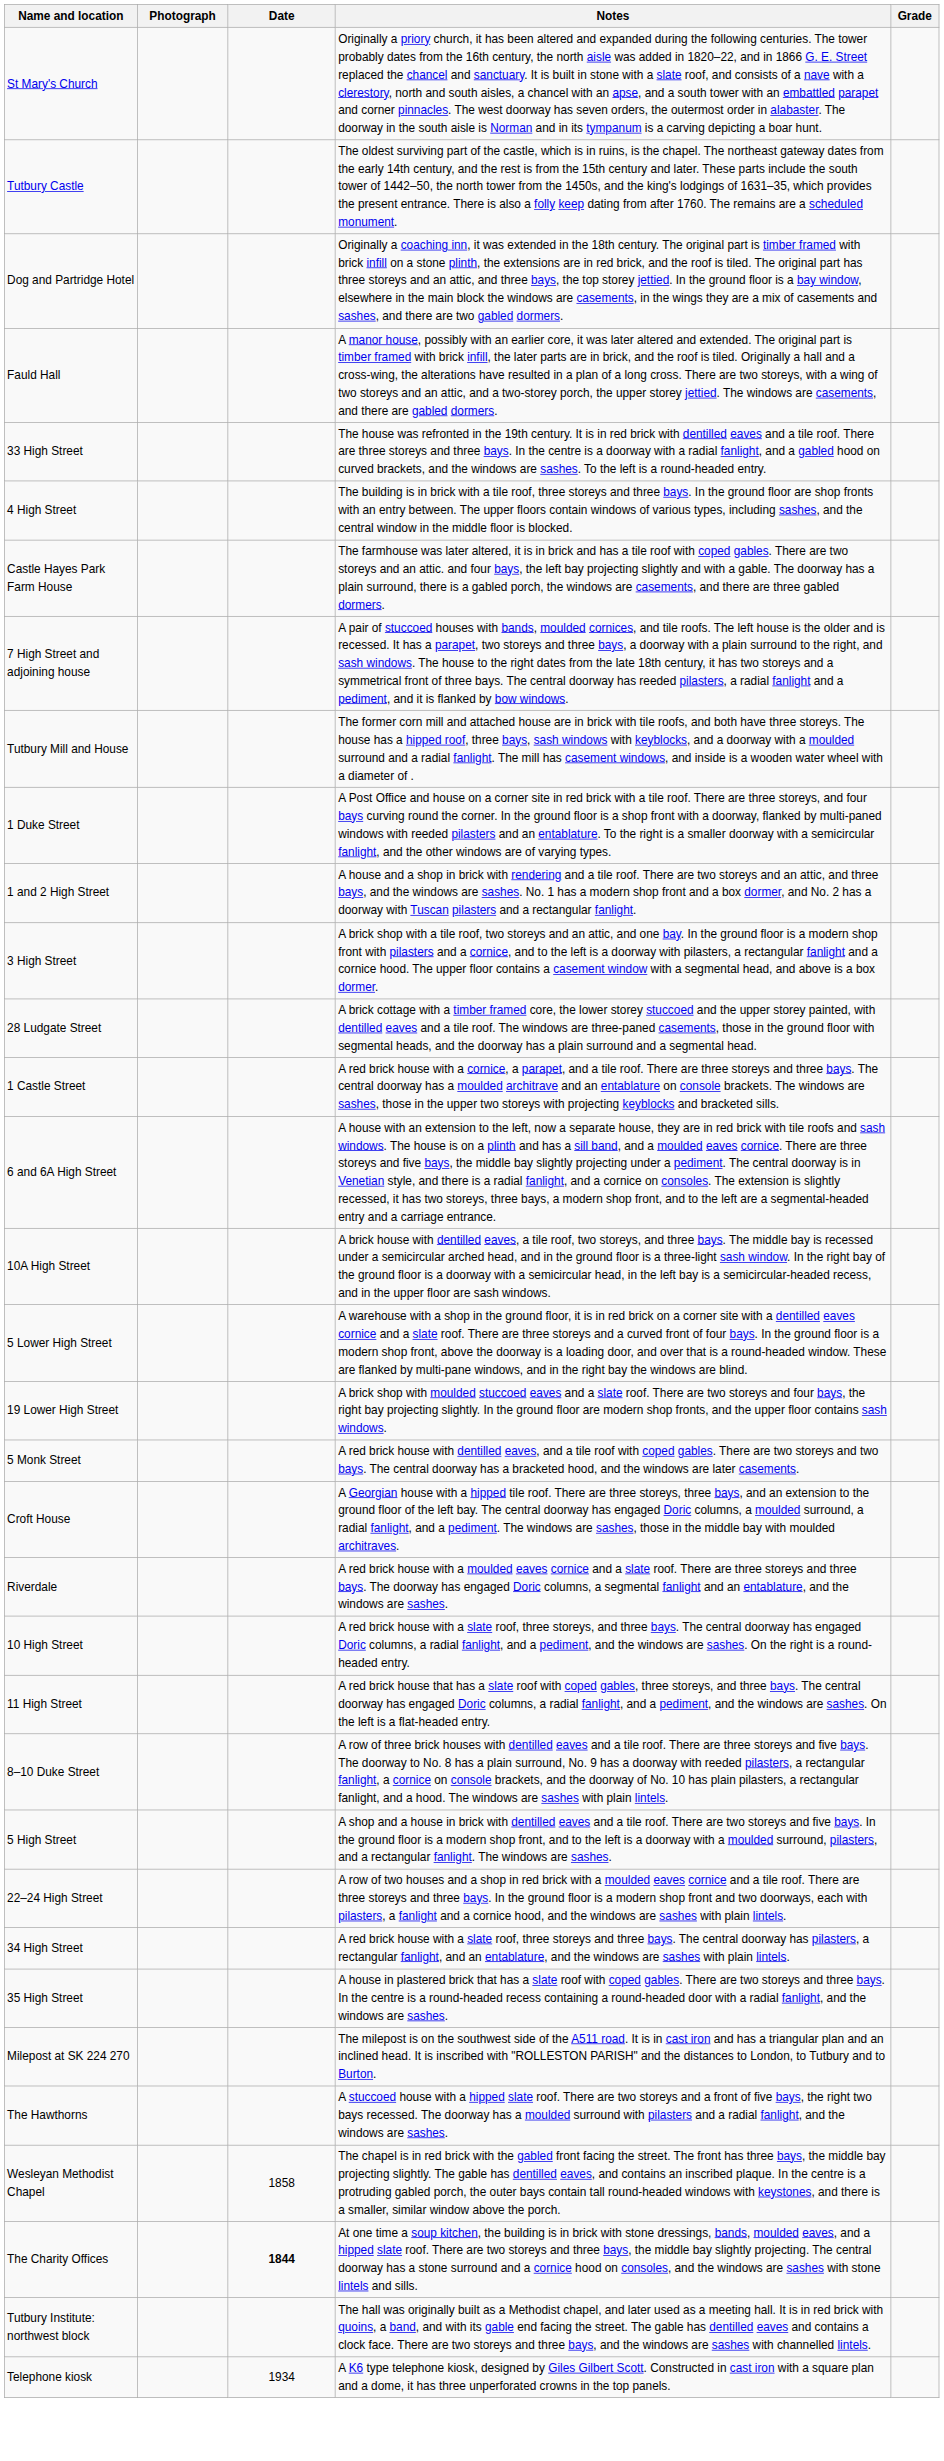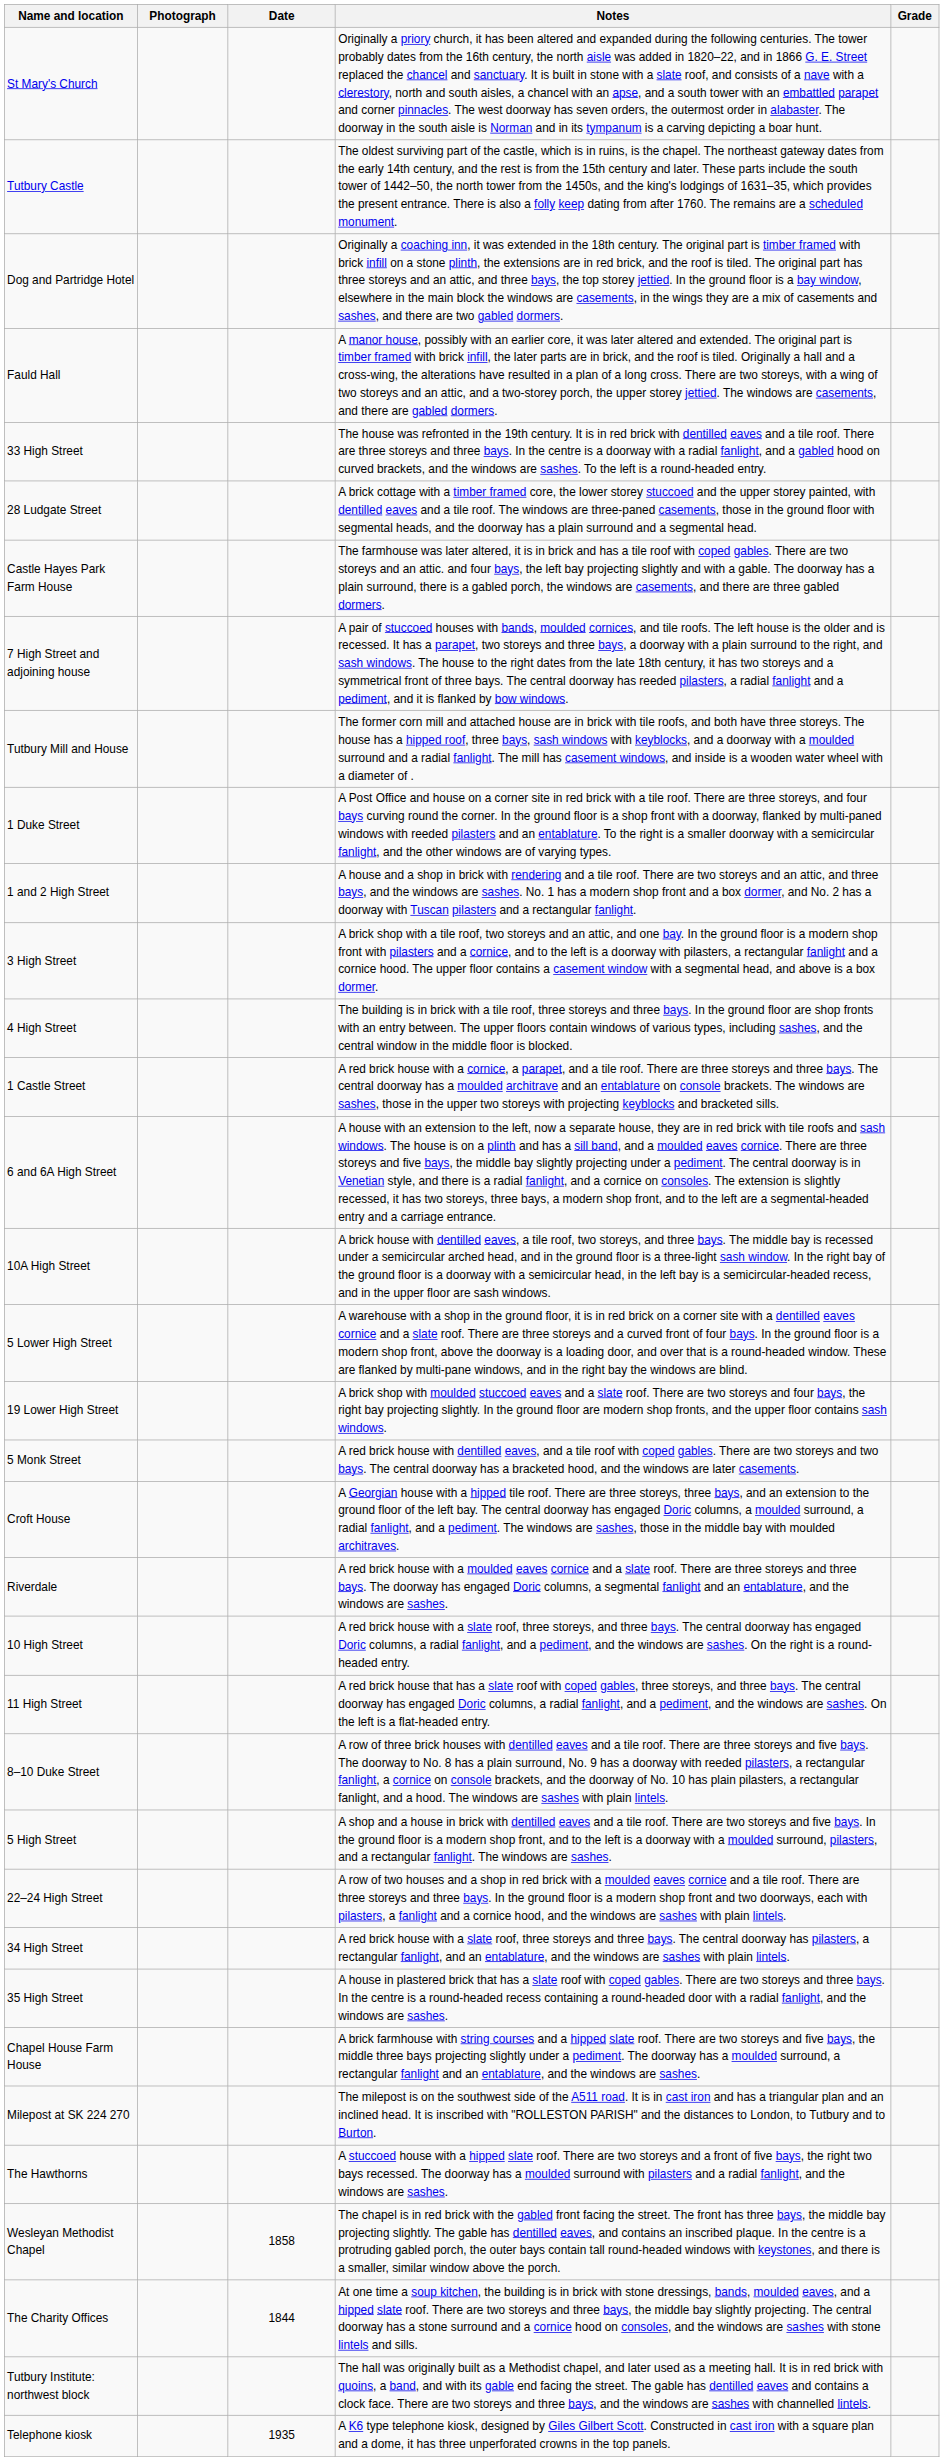rows swapped: (54, 1028) <-> (42, 510)
+ row: (60, 2056)
(282, 2259) bold -> (282, 2318) normal
(282, 2377) 1934 -> (282, 2436) 1935
